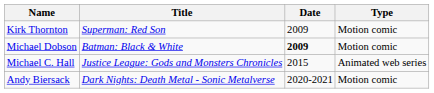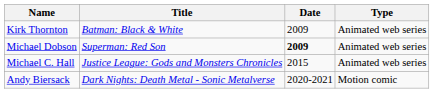(124, 29) Superman: Red Son -> (132, 29) Batman: Black & White
(368, 29) Motion comic -> (382, 29) Animated web series
(132, 46) Batman: Black & White -> (124, 46) Superman: Red Son
(368, 46) Motion comic -> (382, 46) Animated web series
